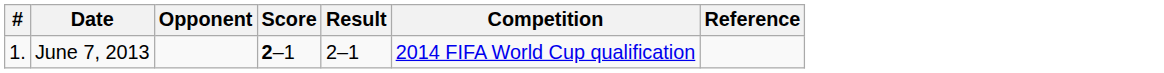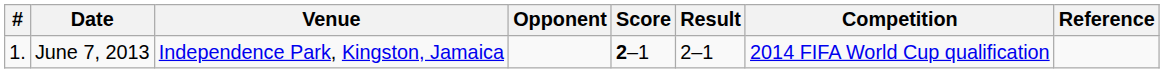+ column: (331, 20)
